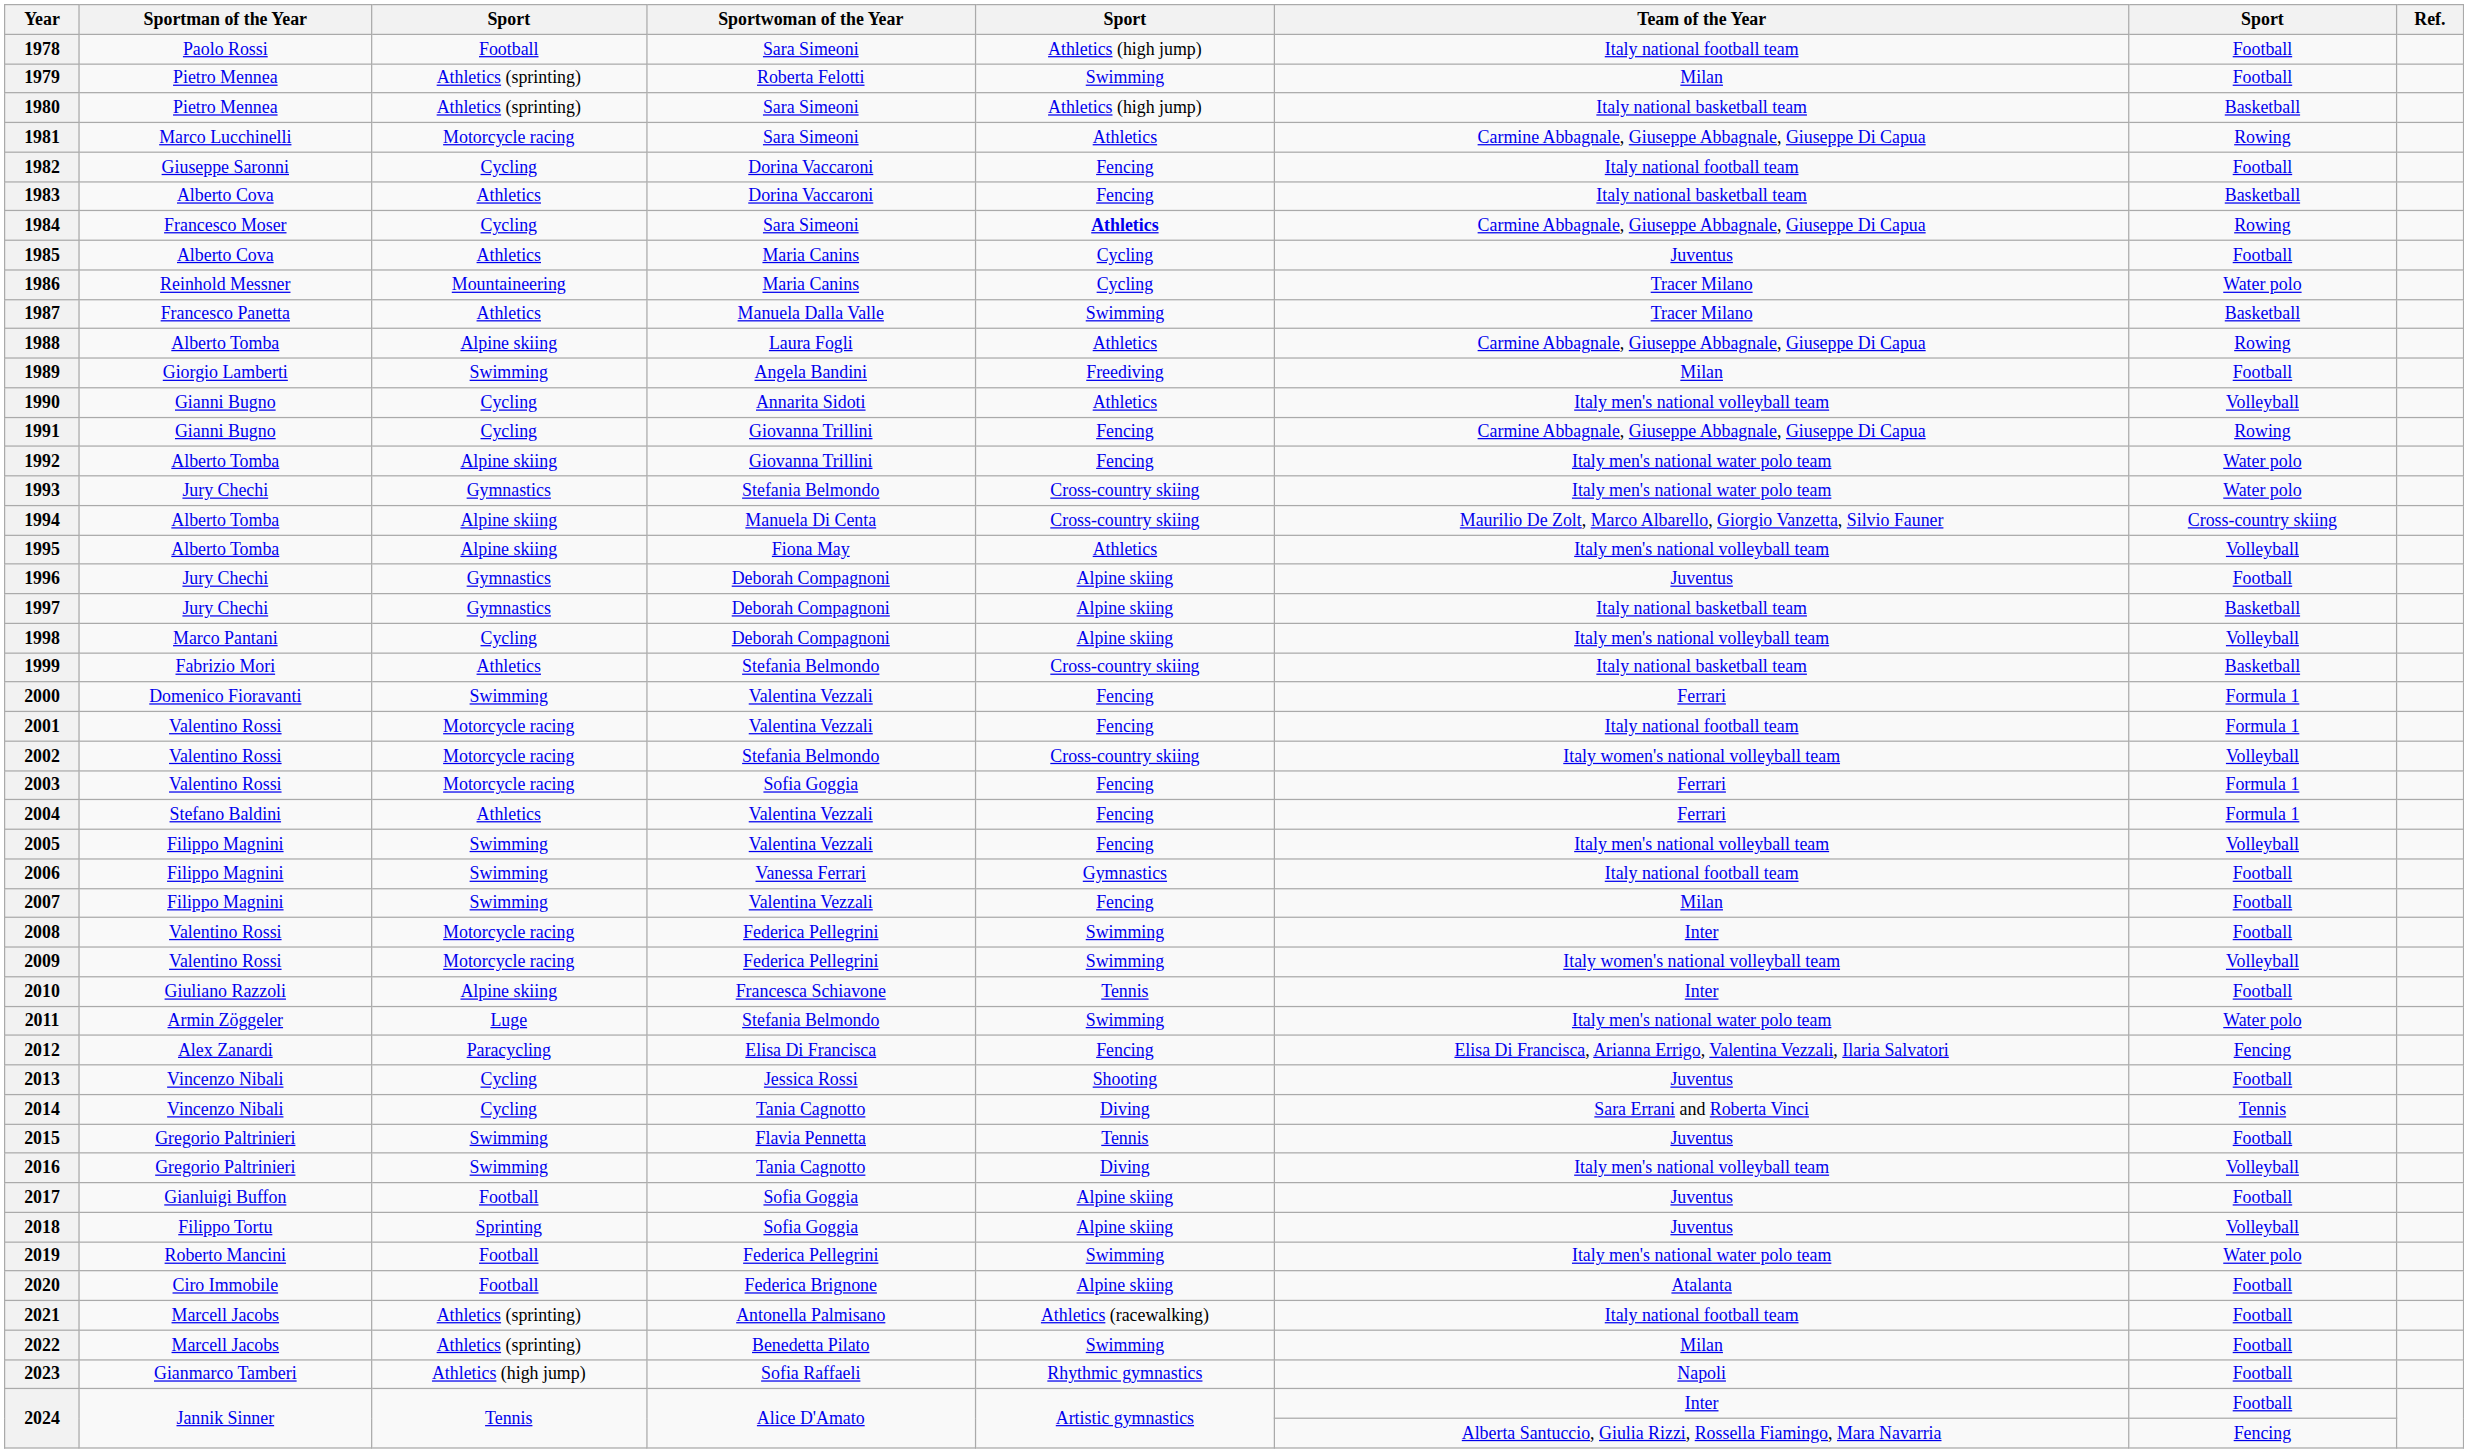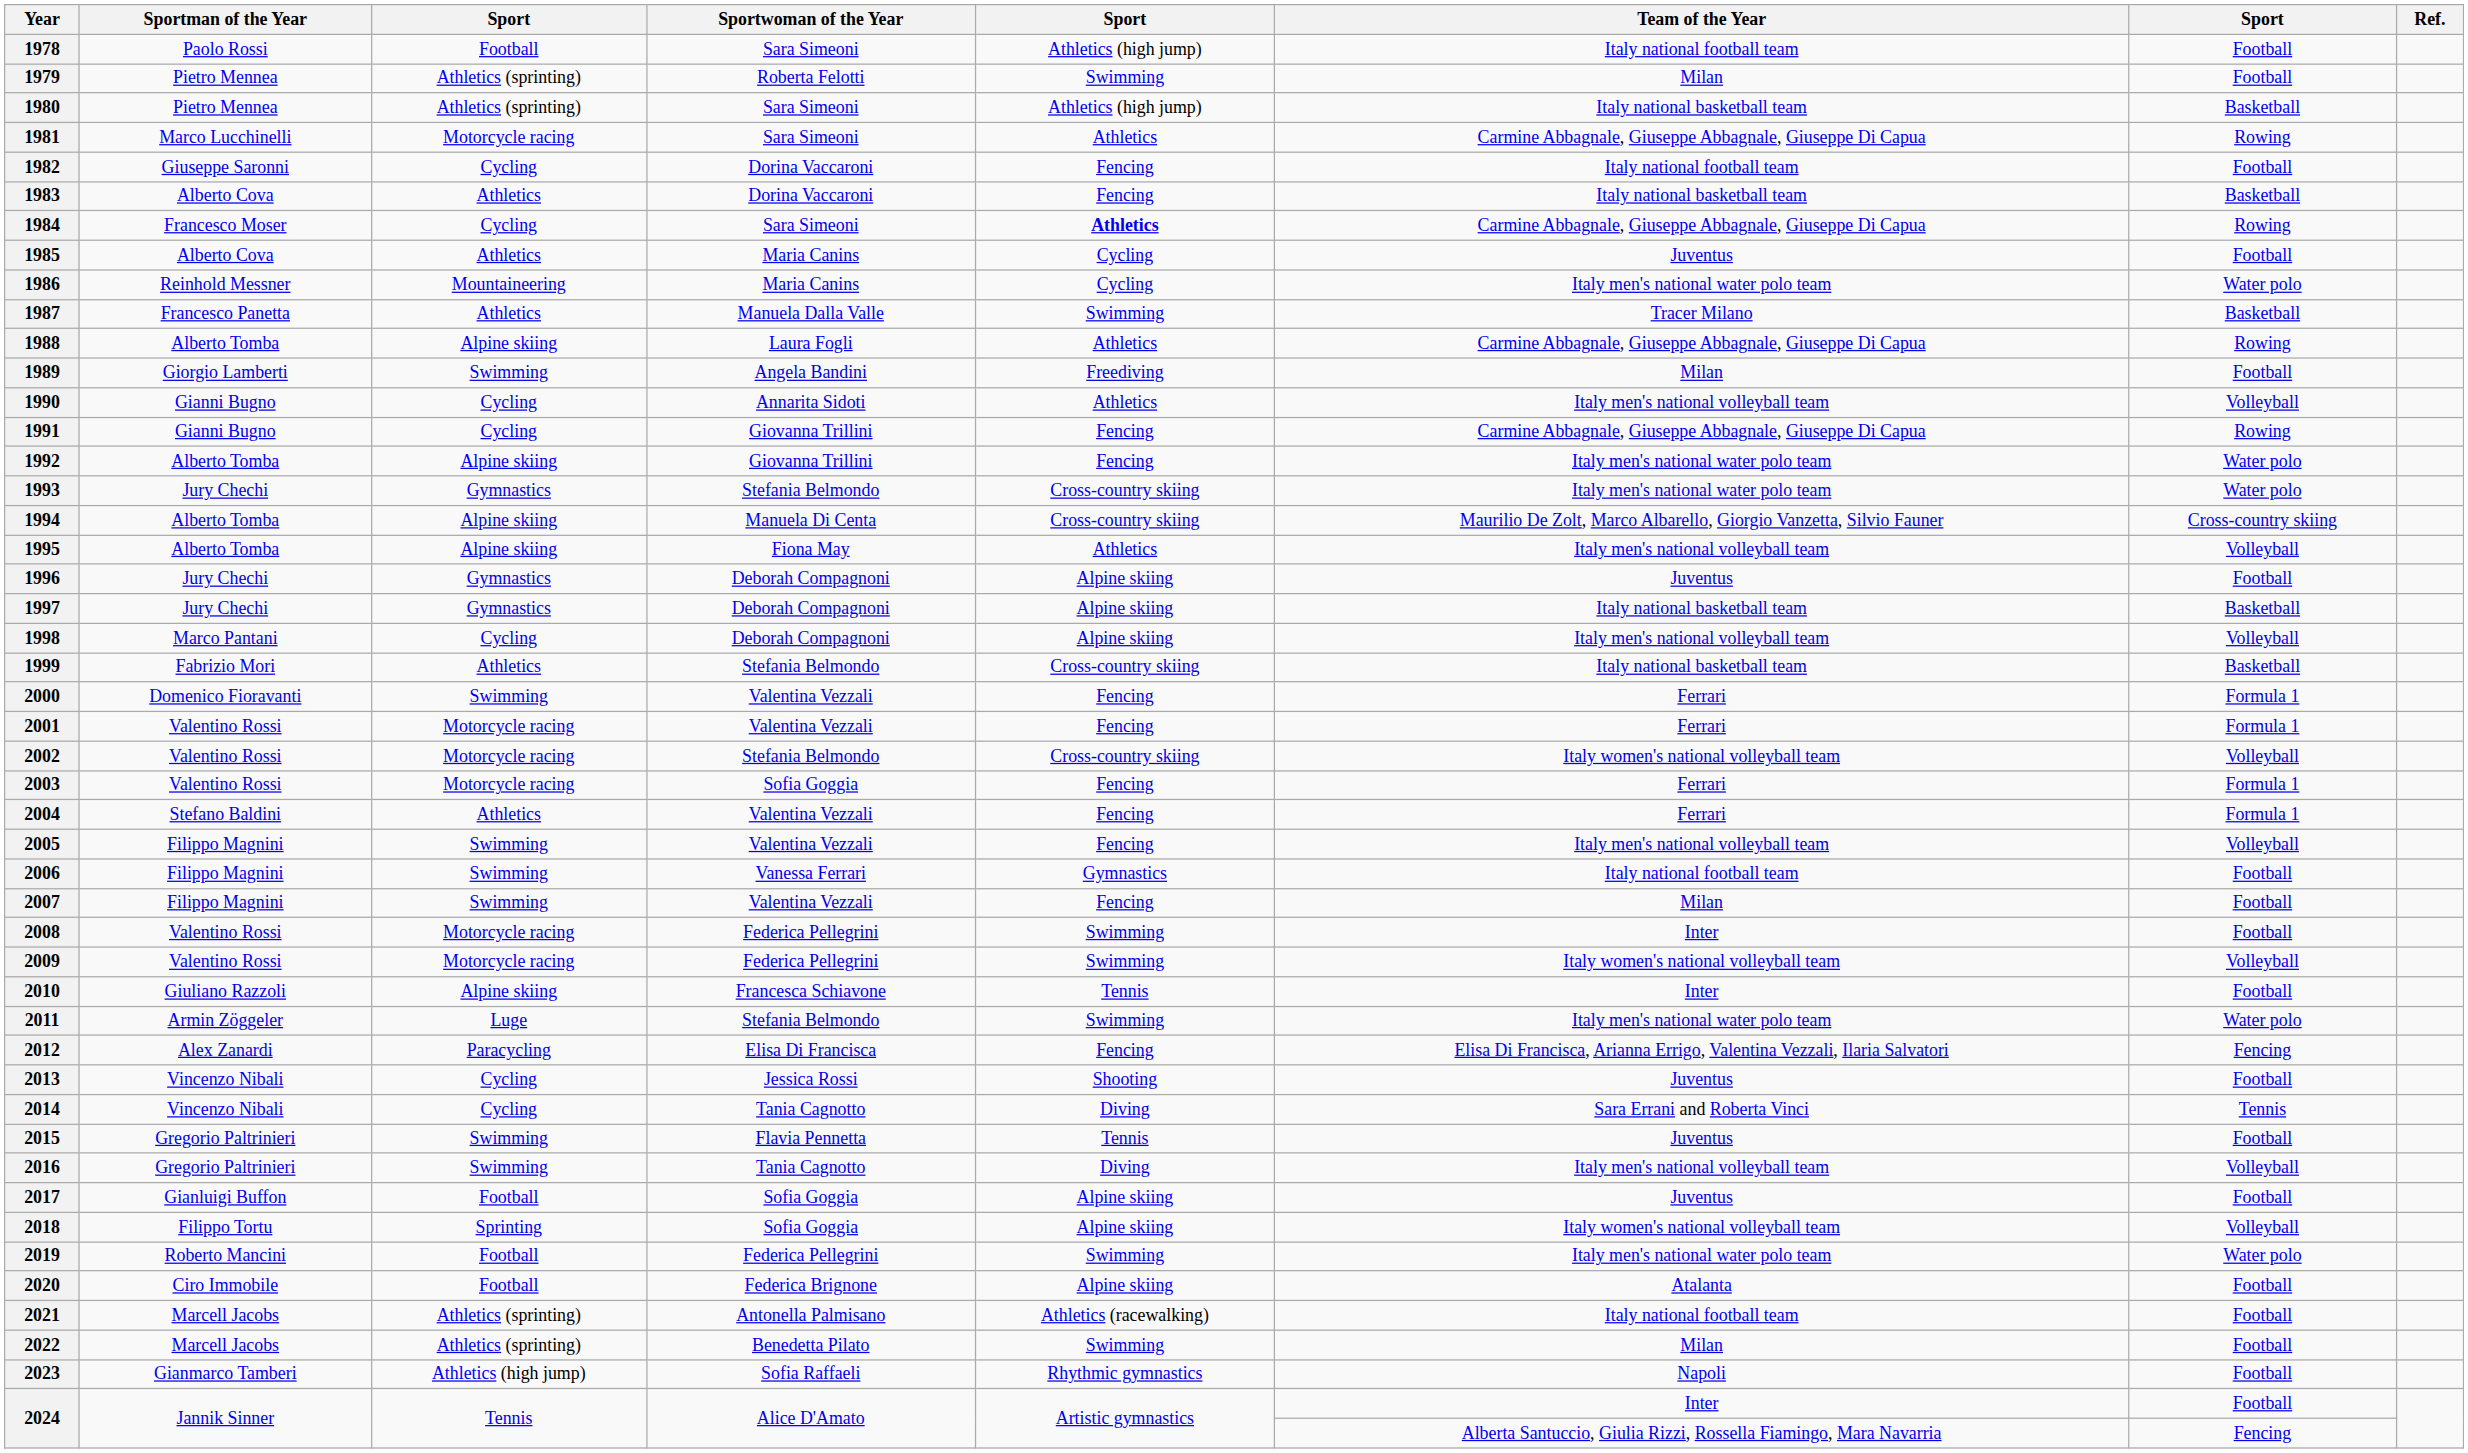(1702, 284) Tracer Milano -> (1702, 284) Italy men's national water polo team
(1702, 726) Italy national football team -> (1702, 726) Ferrari
(1702, 1227) Juventus -> (1702, 1227) Italy women's national volleyball team
